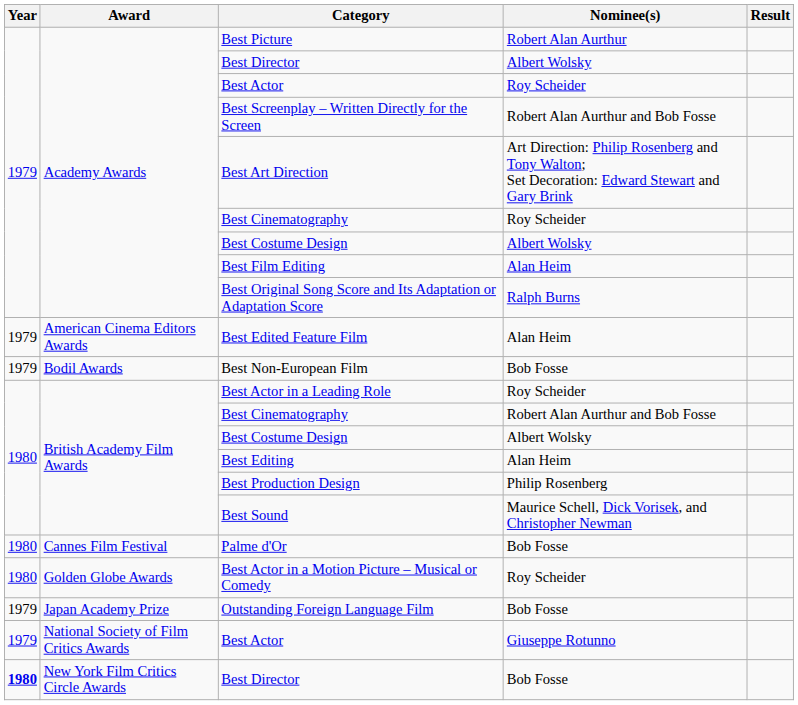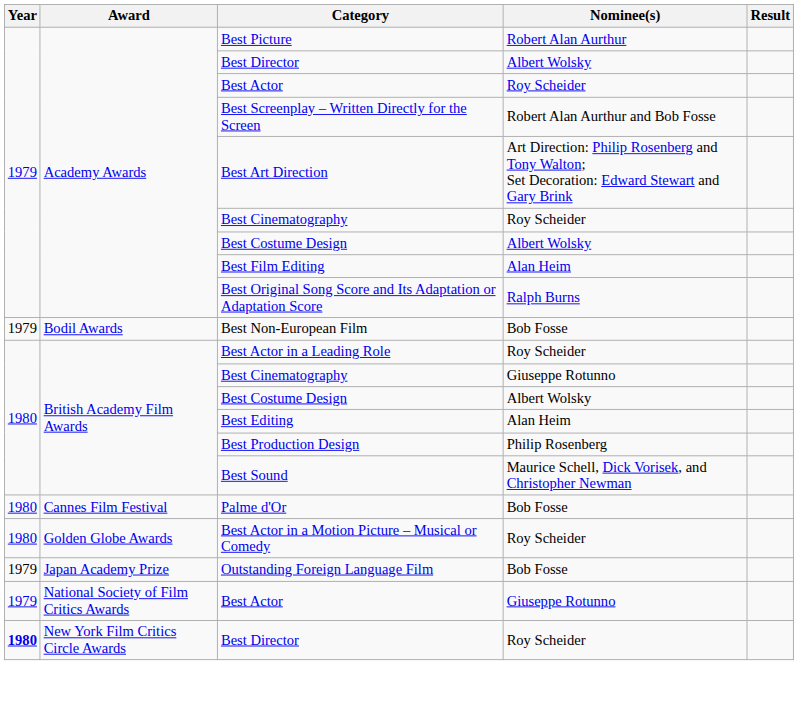- row: (120, 337)
(611, 414) Robert Alan Aurthur and Bob Fosse -> (561, 375) Giuseppe Rotunno
(537, 679) Bob Fosse -> (546, 640) Roy Scheider
